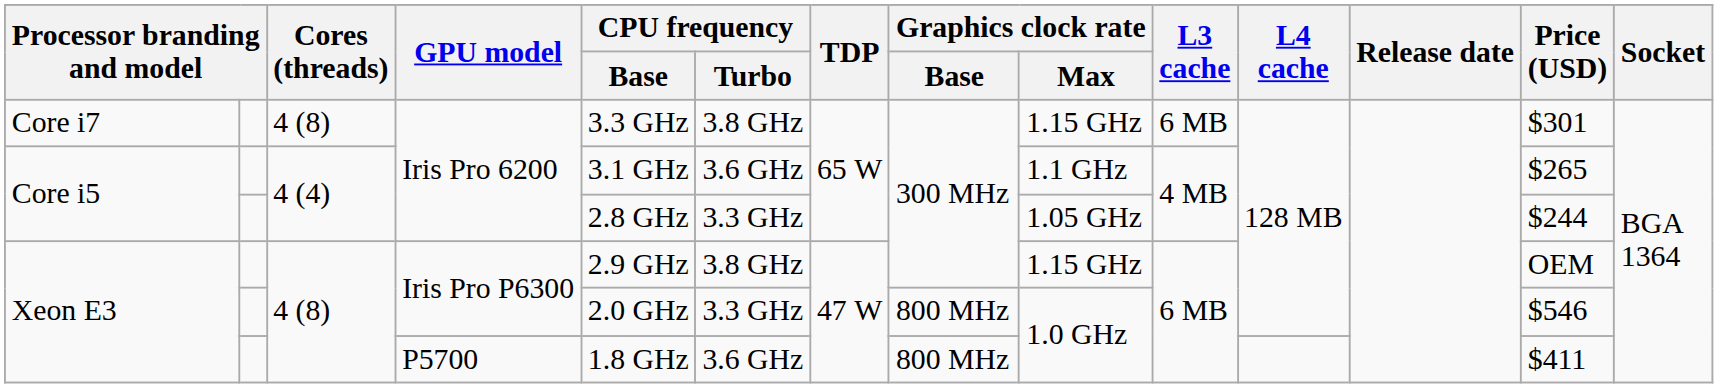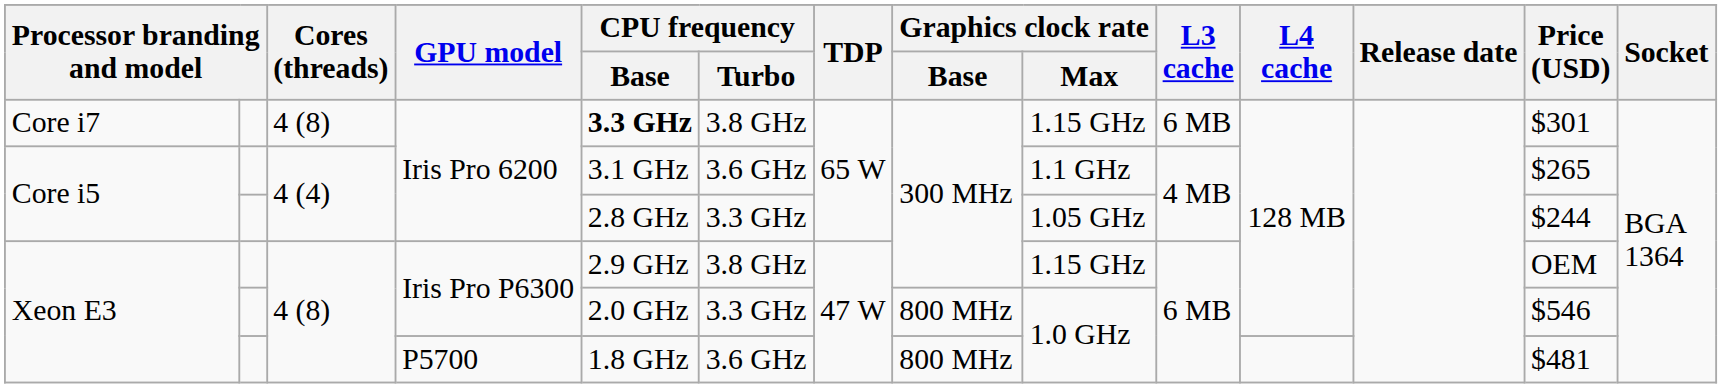(638, 122) normal -> (640, 122) bold
(1557, 358) $411 -> (1561, 358) $481
